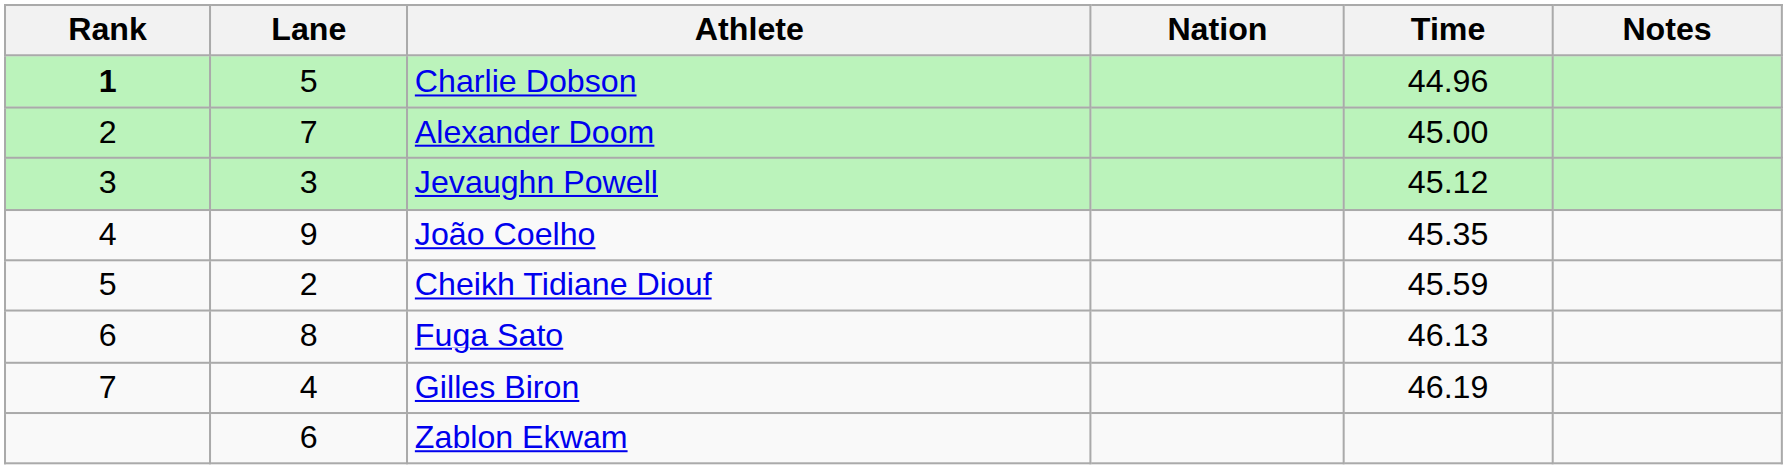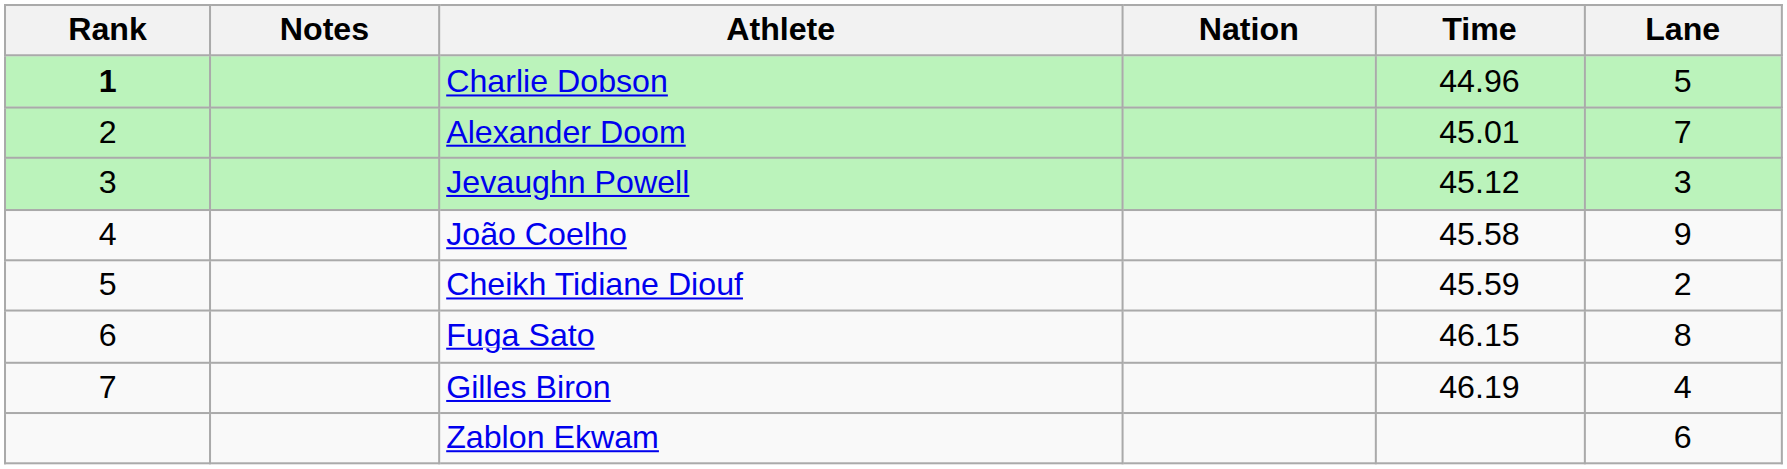columns swapped: (309, 30) <-> (1667, 30)
(1448, 132) 45.00 -> (1479, 132) 45.01
(1448, 234) 45.35 -> (1479, 234) 45.58
(1448, 336) 46.13 -> (1479, 336) 46.15
